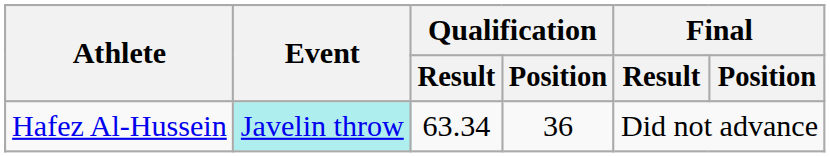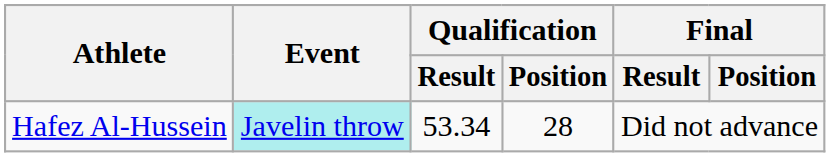(456, 126) 63.34 -> (456, 126) 53.34
(558, 126) 36 -> (558, 126) 28
